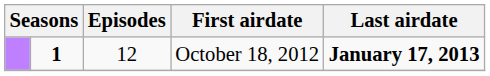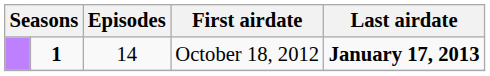(127, 53) 12 -> (127, 53) 14
